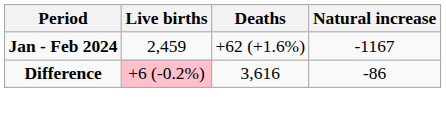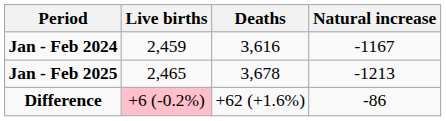(260, 45) +62 (+1.6%) -> (260, 45) 3,616
+ row: (63, 73)
(260, 73) 3,616 -> (260, 101) +62 (+1.6%)
